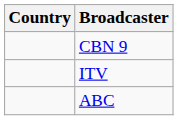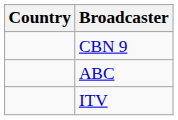rows swapped: (93, 73) <-> (97, 100)
